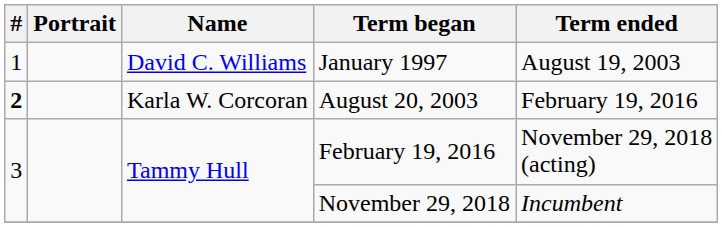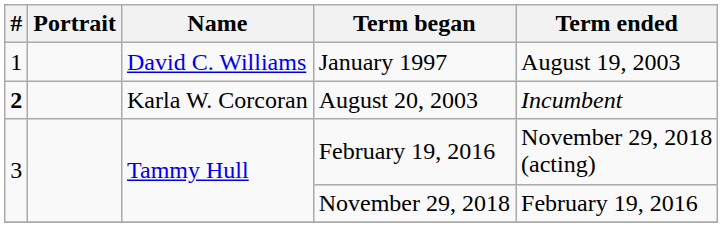(609, 99) February 19, 2016 -> (572, 99) Incumbent
(572, 202) Incumbent -> (609, 202) February 19, 2016
